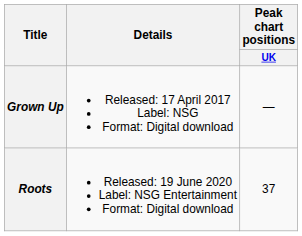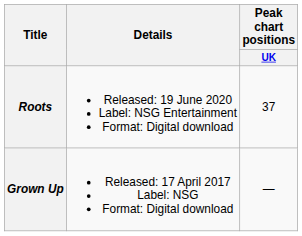rows swapped: (35, 106) <-> (35, 189)
